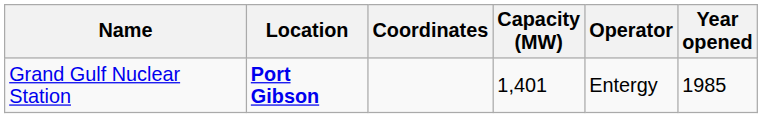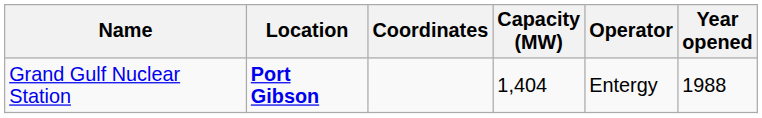(522, 85) 1,401 -> (522, 85) 1,404
(704, 85) 1985 -> (704, 85) 1988
